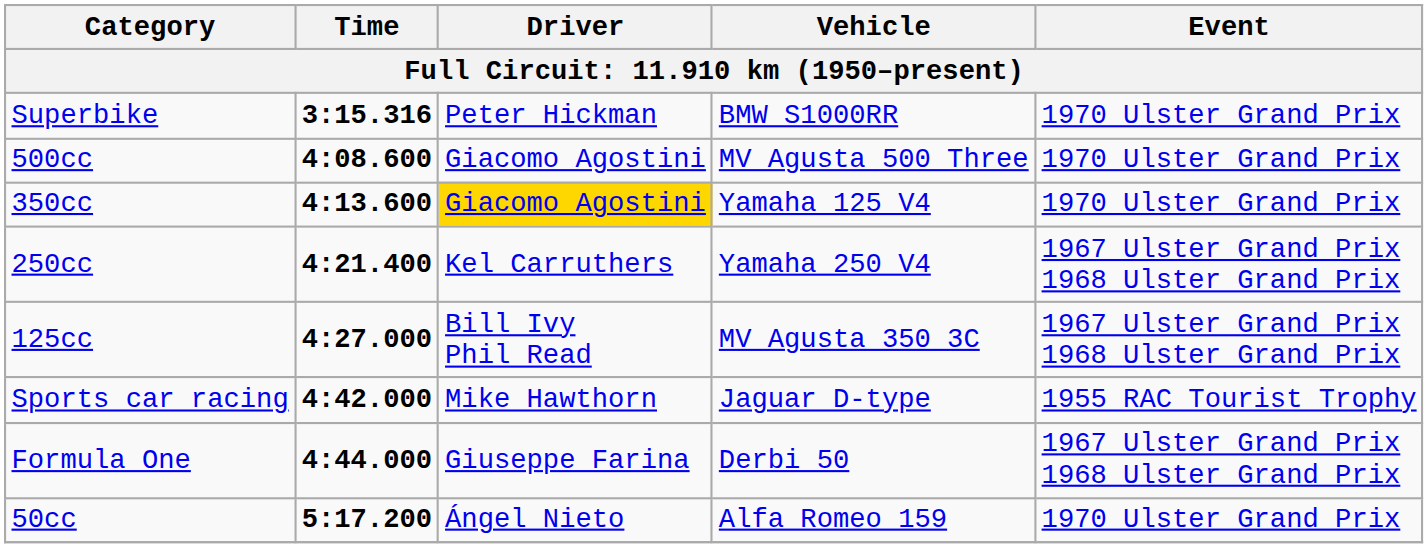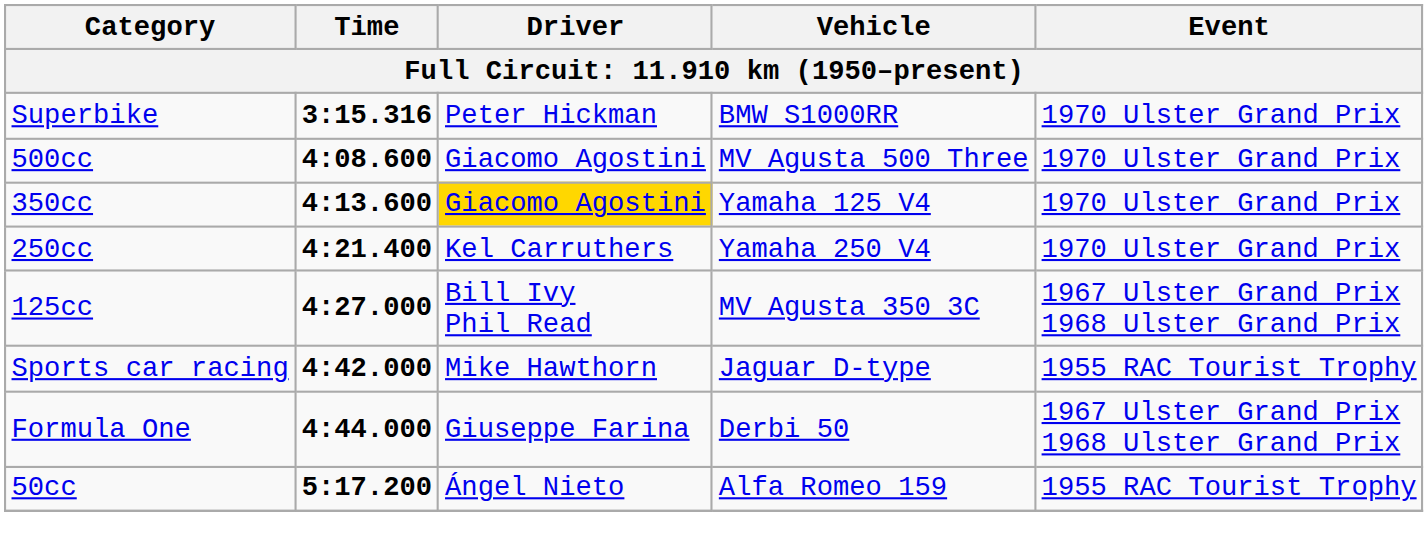(1221, 264) 1967 Ulster Grand Prix 1968 Ulster Grand Prix -> (1221, 249) 1970 Ulster Grand Prix
(1221, 520) 1970 Ulster Grand Prix -> (1229, 488) 1955 RAC Tourist Trophy
